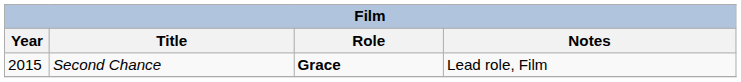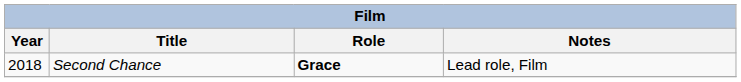(25, 64) 2015 -> (25, 64) 2018
